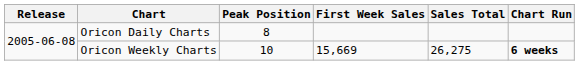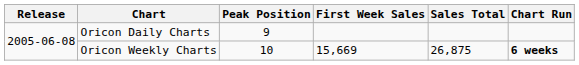(266, 32) 8 -> (266, 32) 9
(451, 51) 26,275 -> (451, 51) 26,875
